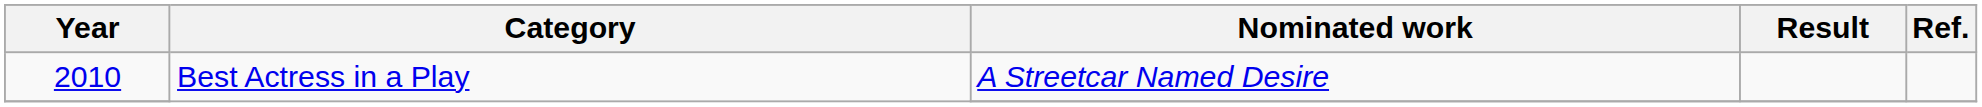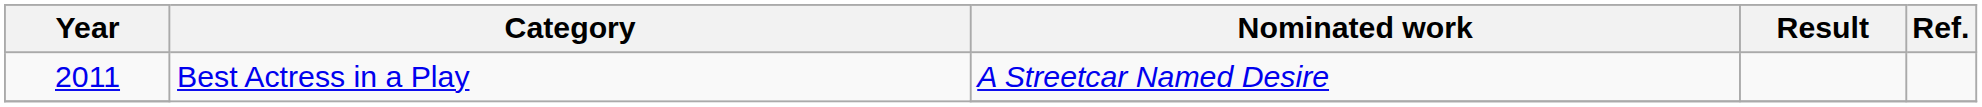(88, 76) 2010 -> (88, 76) 2011
